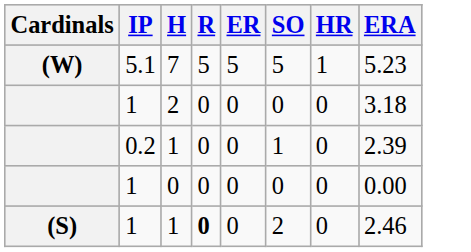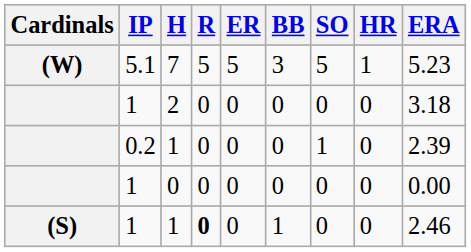+ column: (288, 24)
(278, 226) 2 -> (322, 226) 0
